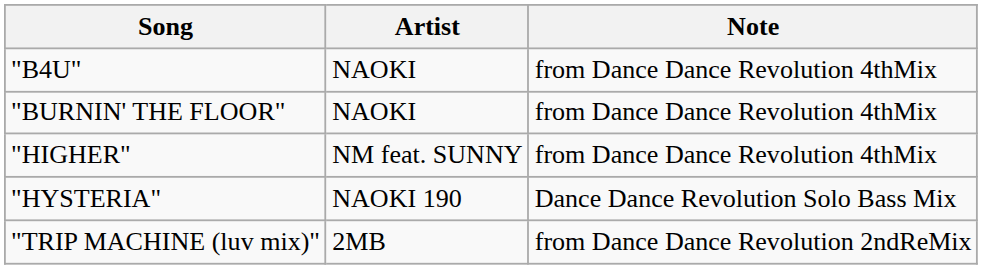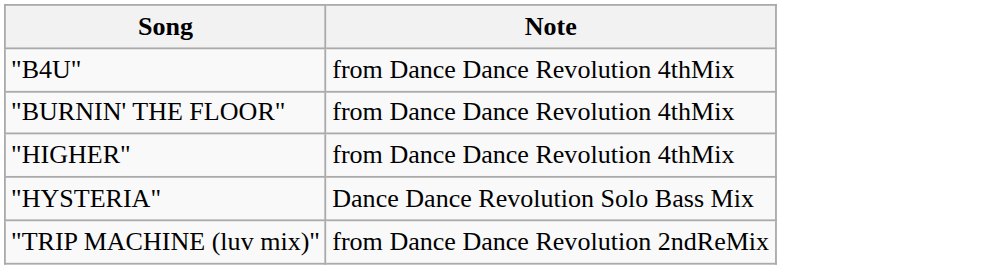- column: (427, 26)
